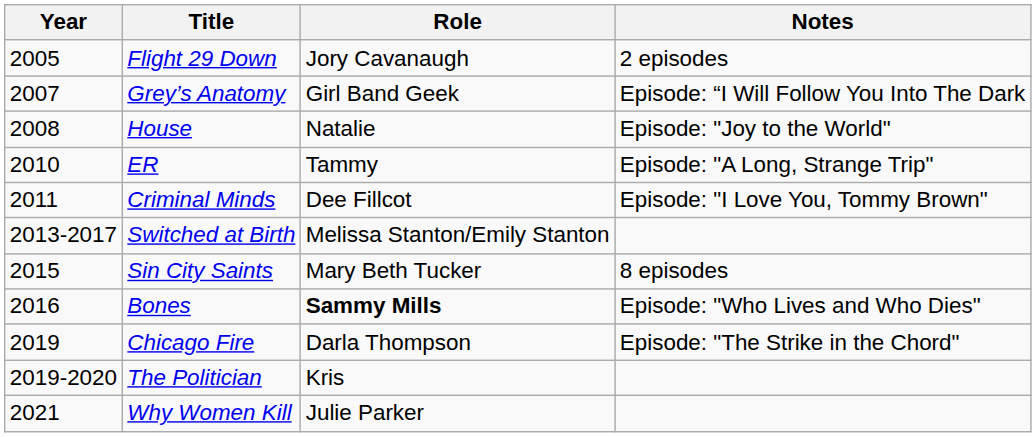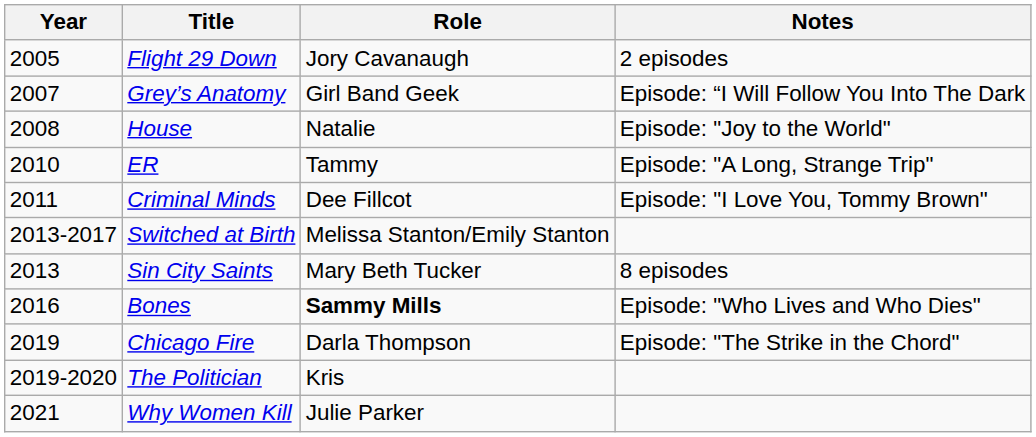(35, 270) 2015 -> (35, 270) 2013
